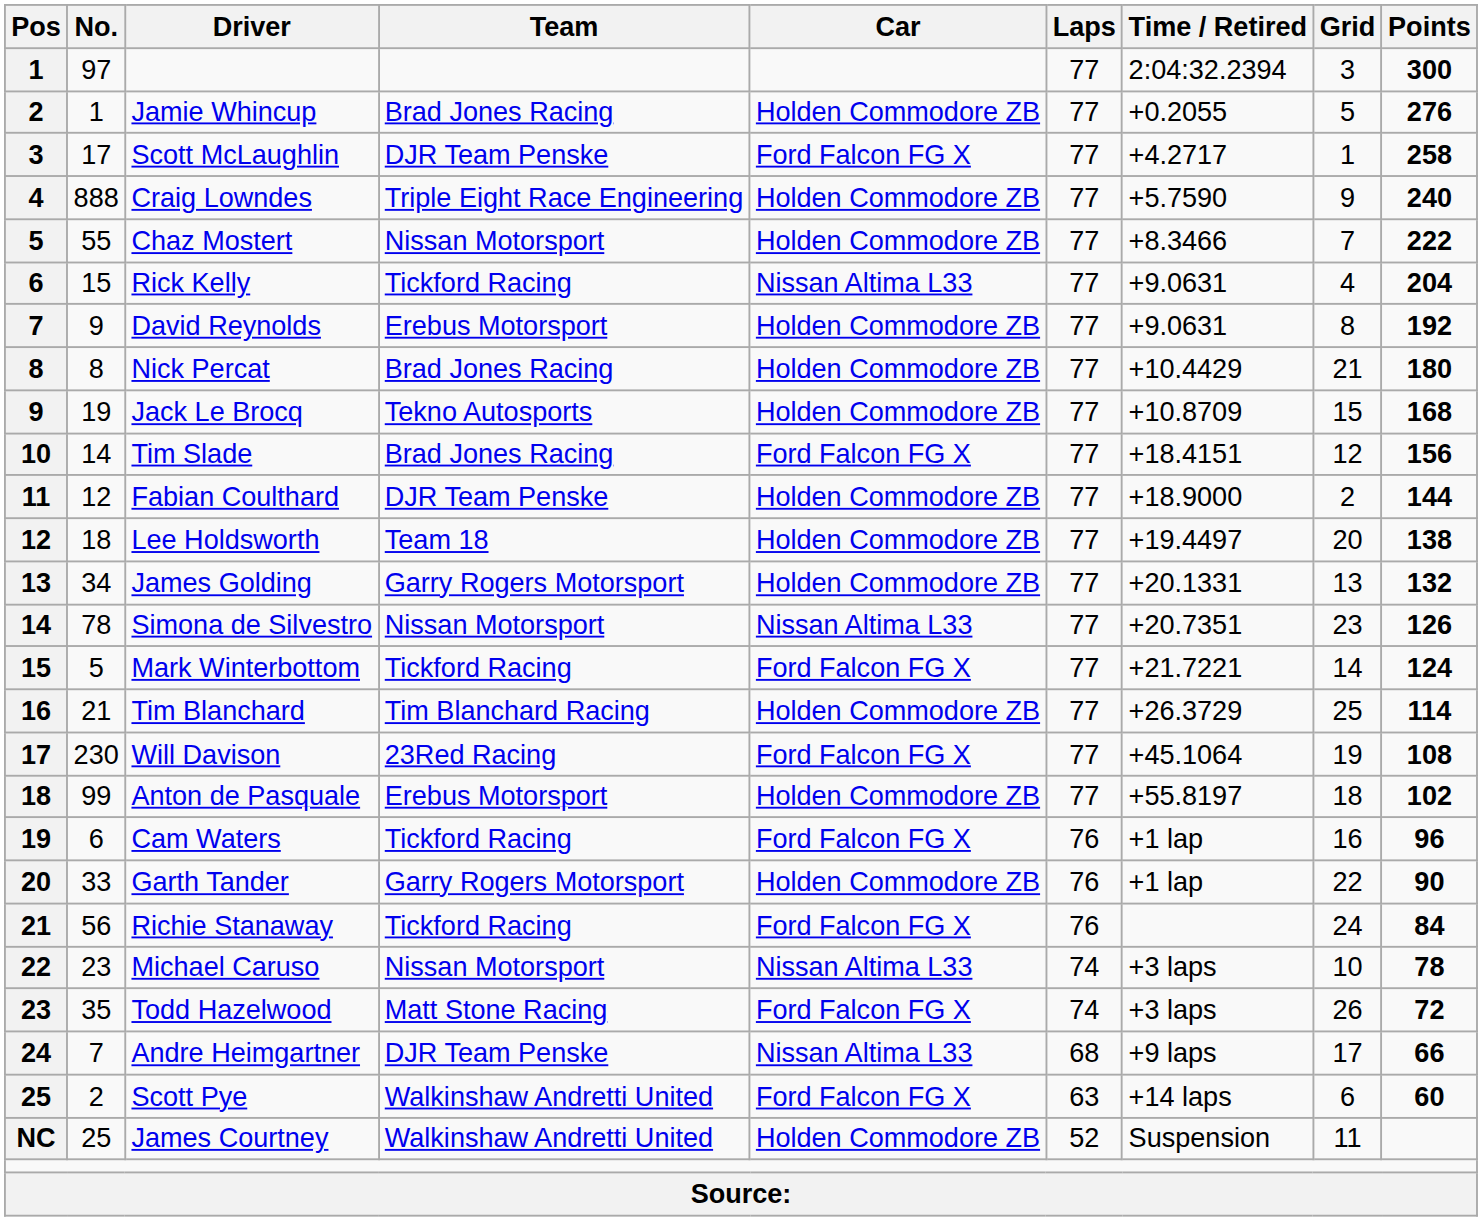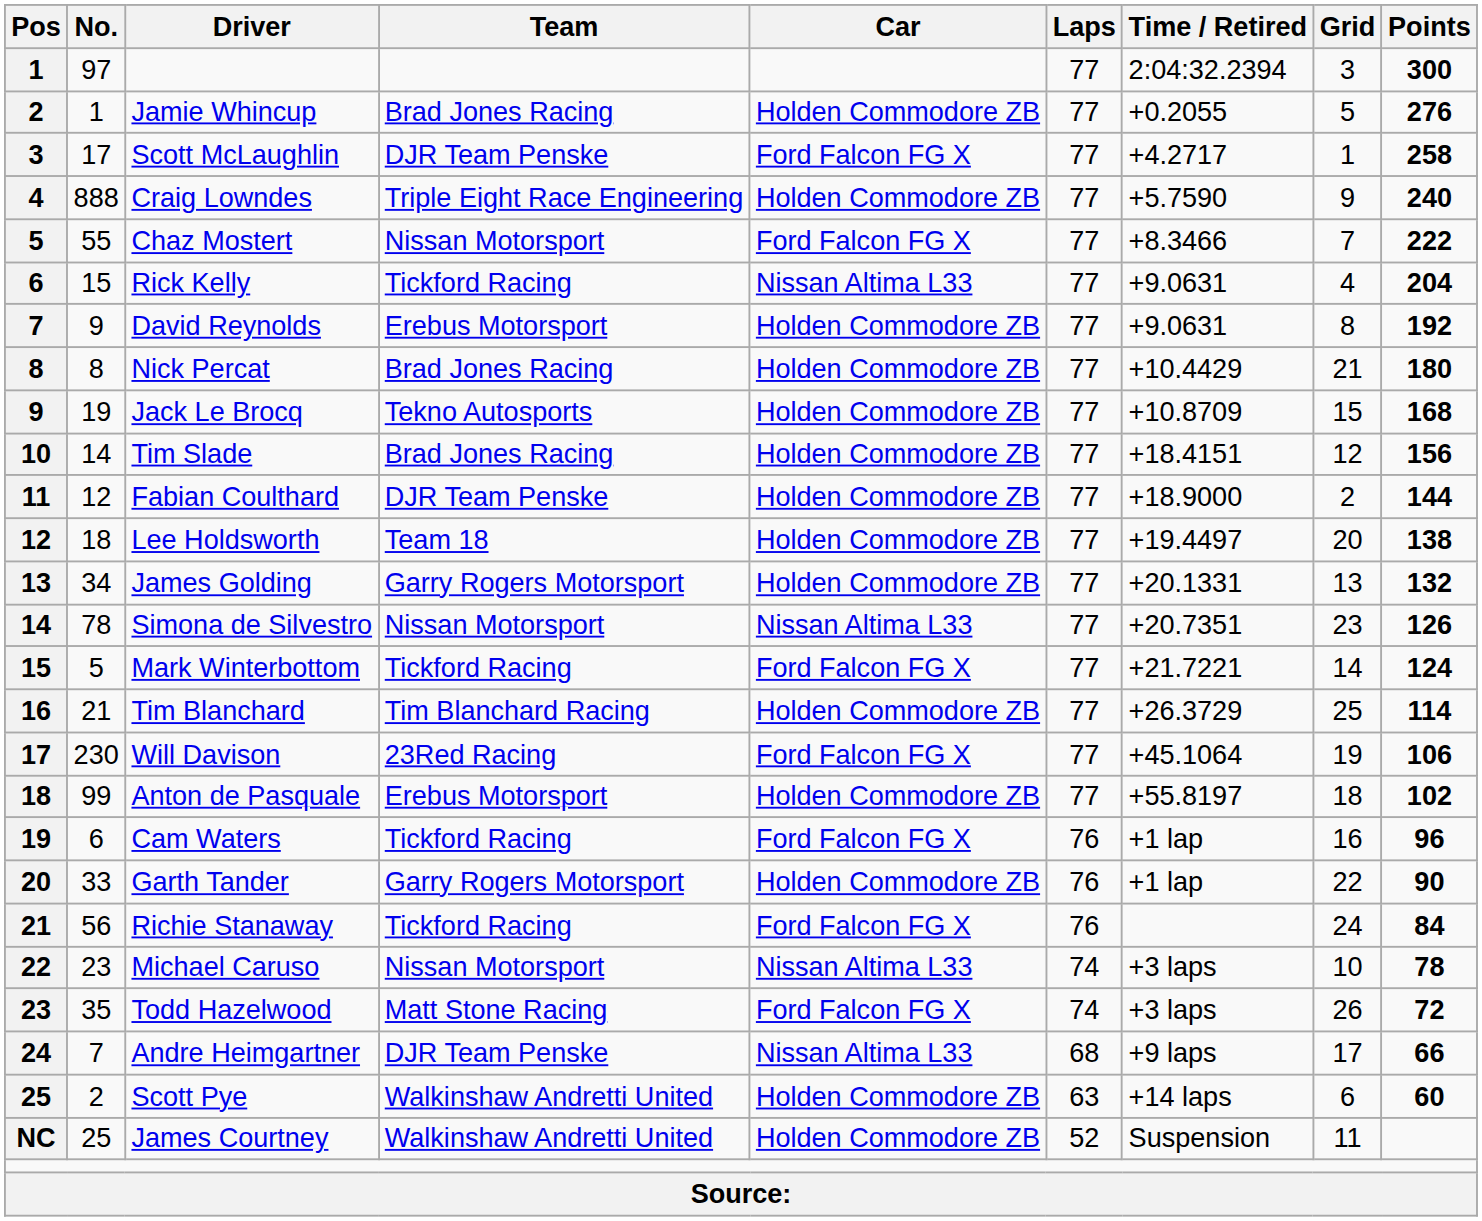(898, 241) Holden Commodore ZB -> (863, 241) Ford Falcon FG X
(863, 454) Ford Falcon FG X -> (898, 454) Holden Commodore ZB
(1429, 754) 108 -> (1429, 754) 106
(863, 1096) Ford Falcon FG X -> (898, 1096) Holden Commodore ZB
